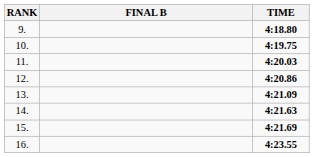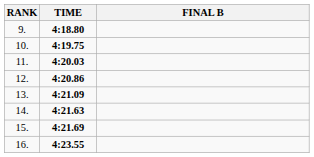columns swapped: (146, 12) <-> (281, 12)
